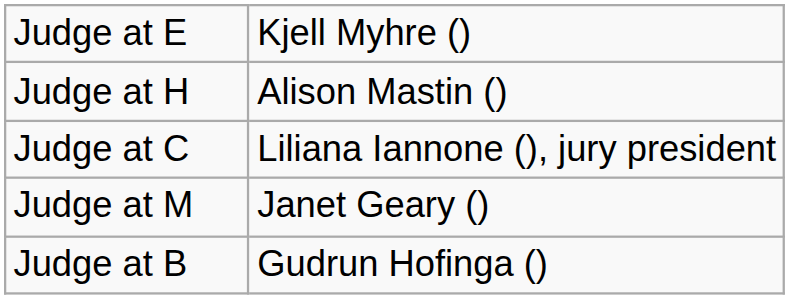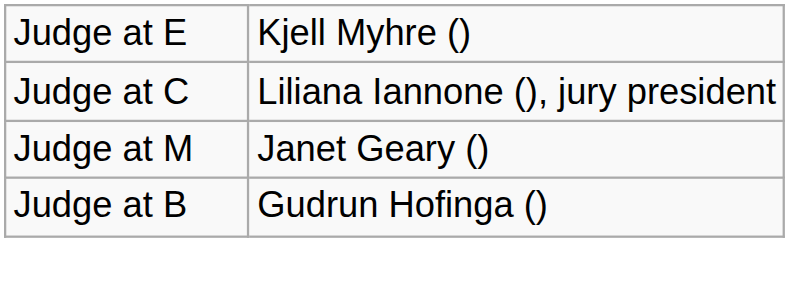- row: (101, 90)
